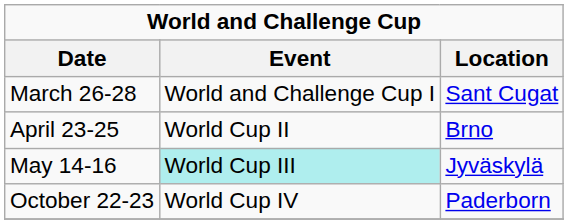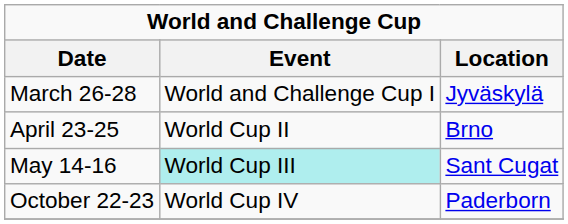(502, 93) Sant Cugat -> (494, 93) Jyväskylä
(494, 165) Jyväskylä -> (502, 165) Sant Cugat
